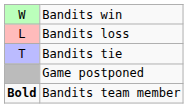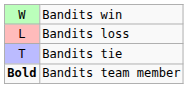- row: (93, 73)
